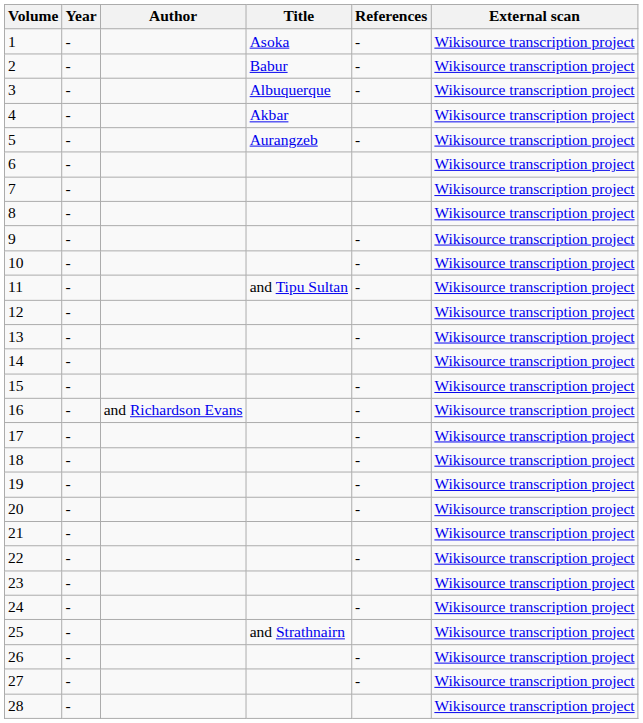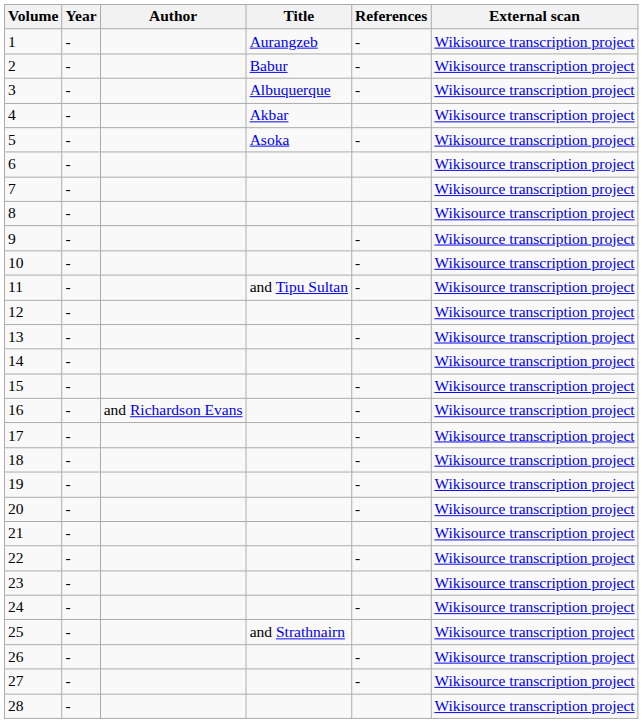(269, 41) Asoka -> (284, 41) Aurangzeb
(284, 139) Aurangzeb -> (269, 139) Asoka
